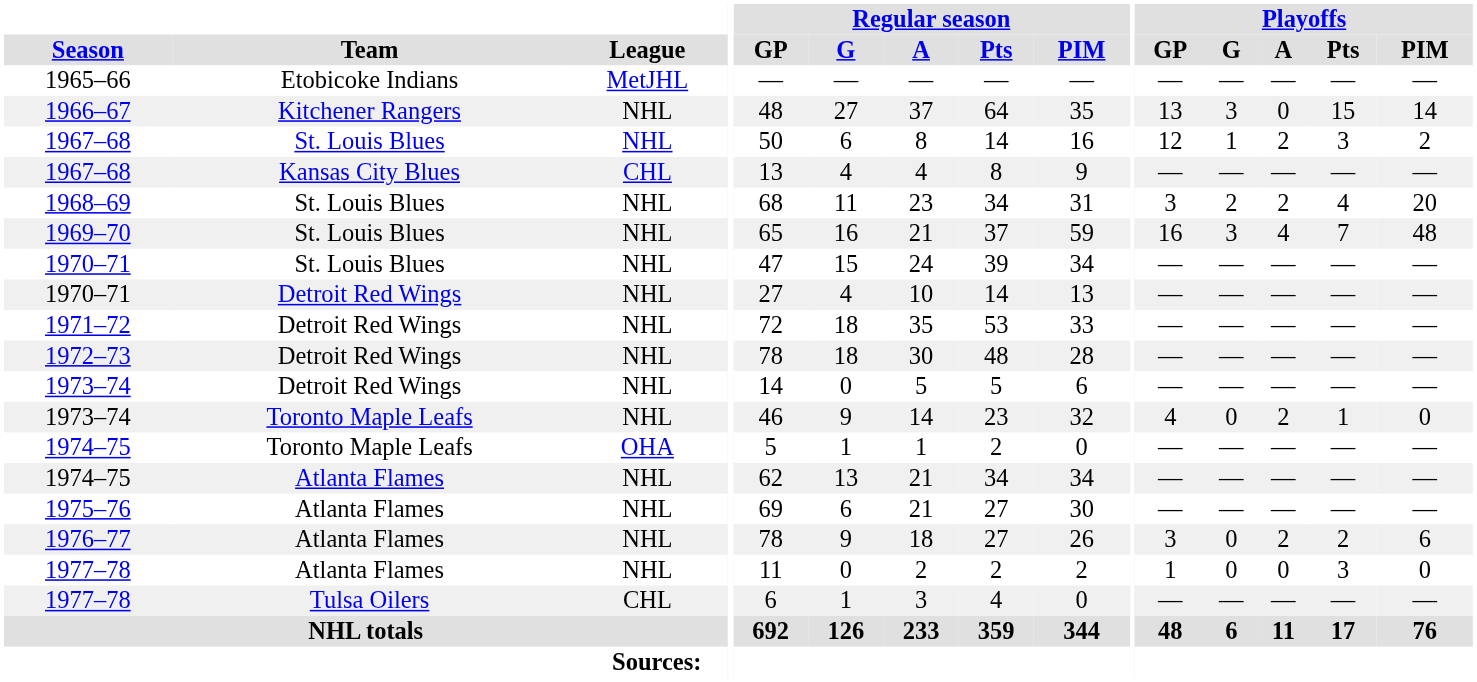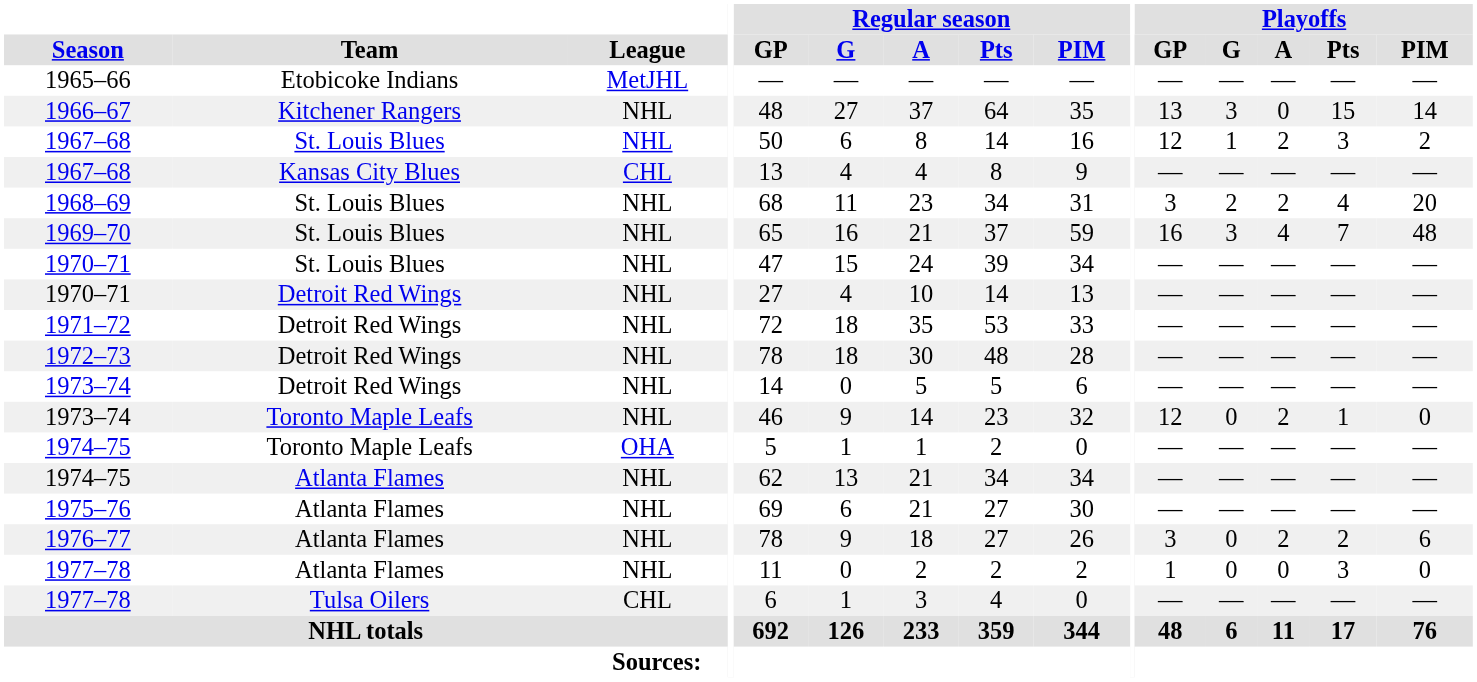(1170, 416) 4 -> (1170, 416) 12
